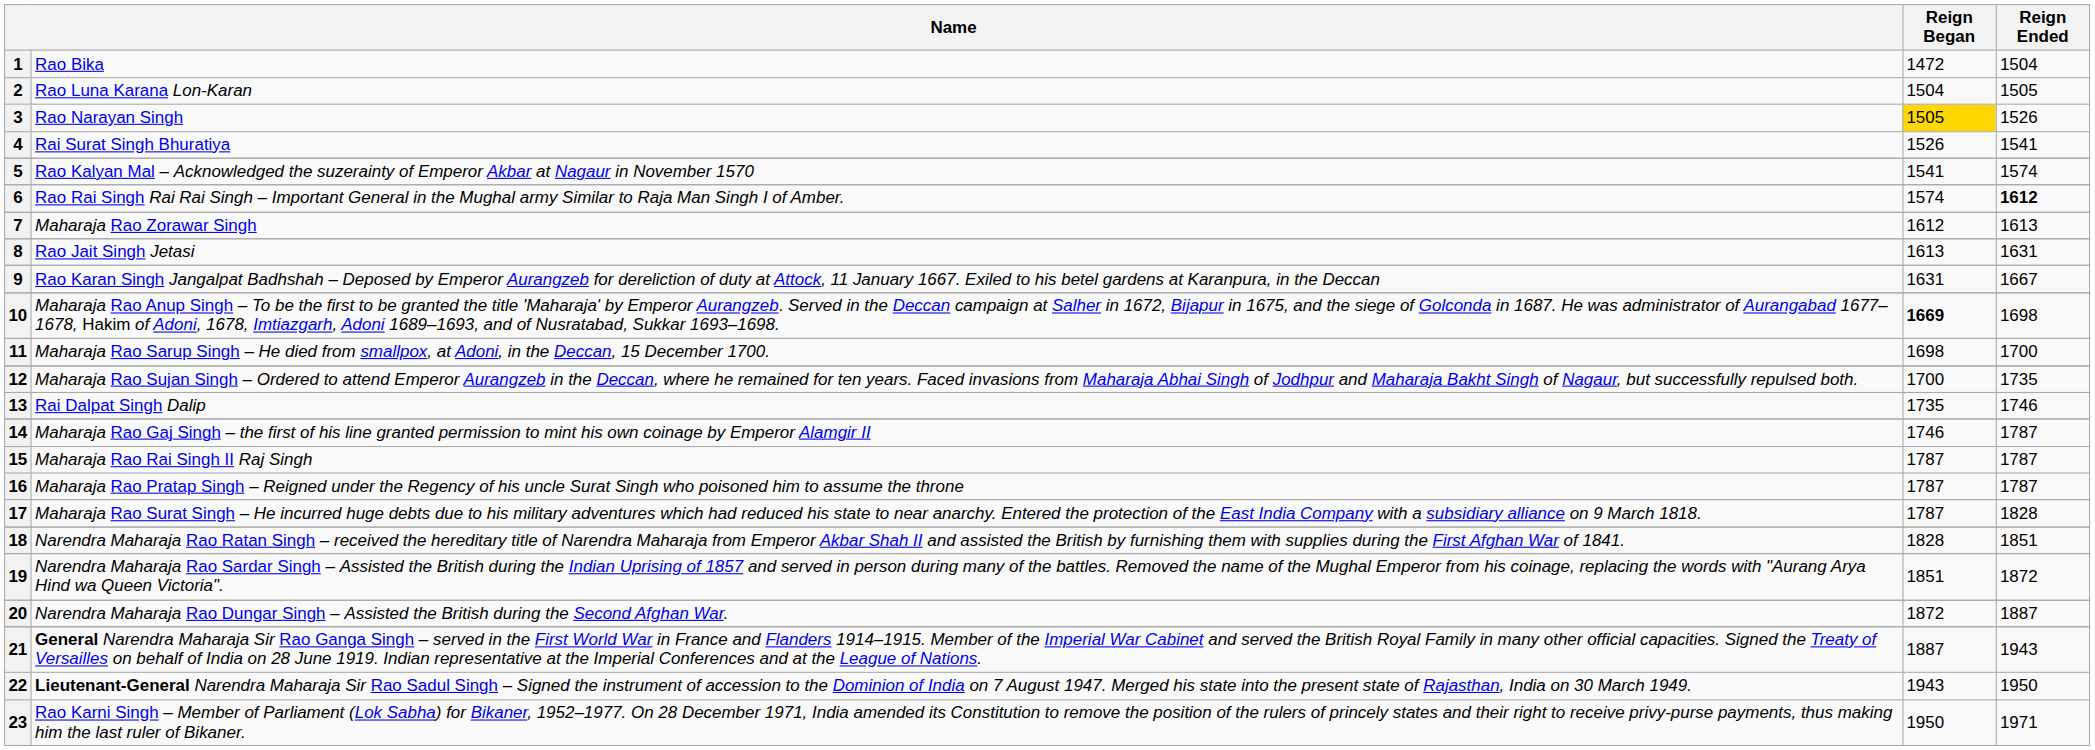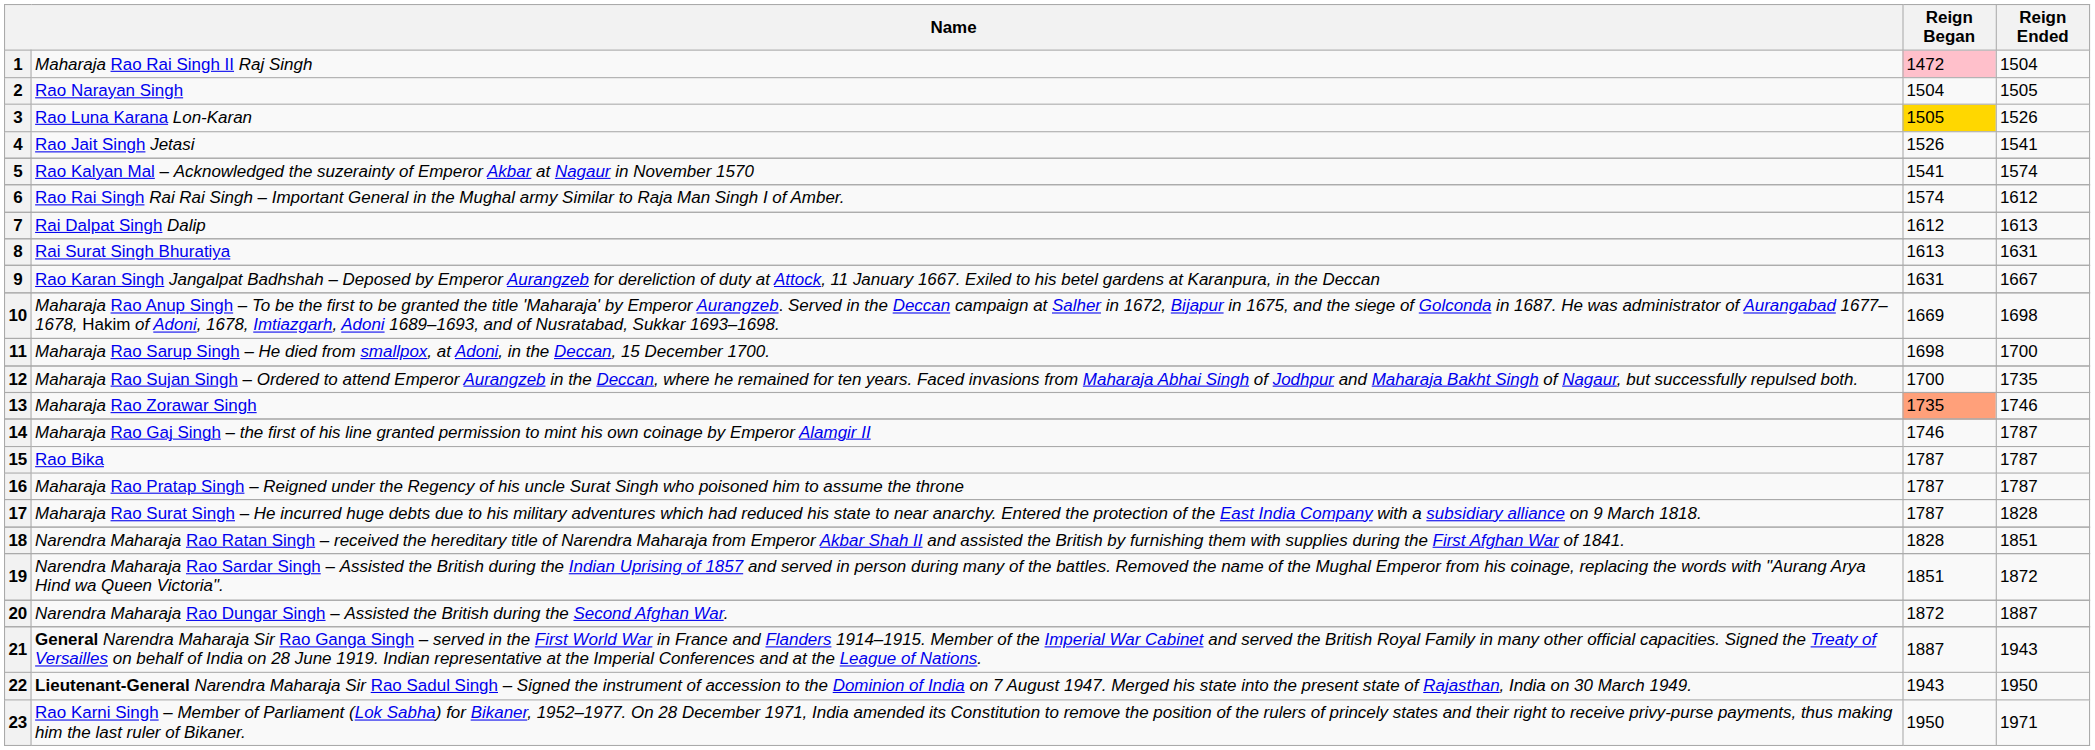(70, 63) Rao Bika -> (174, 63) Maharaja Rao Rai Singh II Raj Singh
(1925, 63) no background -> (1925, 63) pink background
(144, 90) Rao Luna Karana Lon-Karan -> (109, 90) Rao Narayan Singh
(109, 117) Rao Narayan Singh -> (144, 117) Rao Luna Karana Lon-Karan
(133, 144) Rai Surat Singh Bhuratiya -> (115, 144) Rao Jait Singh Jetasi
(2019, 198) bold -> (2019, 198) normal
(146, 225) Maharaja Rao Zorawar Singh -> (120, 225) Rai Dalpat Singh Dalip
(115, 252) Rao Jait Singh Jetasi -> (133, 252) Rai Surat Singh Bhuratiya
(1925, 315) bold -> (1925, 315) normal
(120, 405) Rai Dalpat Singh Dalip -> (146, 405) Maharaja Rao Zorawar Singh
(1925, 405) no background -> (1925, 405) lightsalmon background
(174, 459) Maharaja Rao Rai Singh II Raj Singh -> (70, 459) Rao Bika
